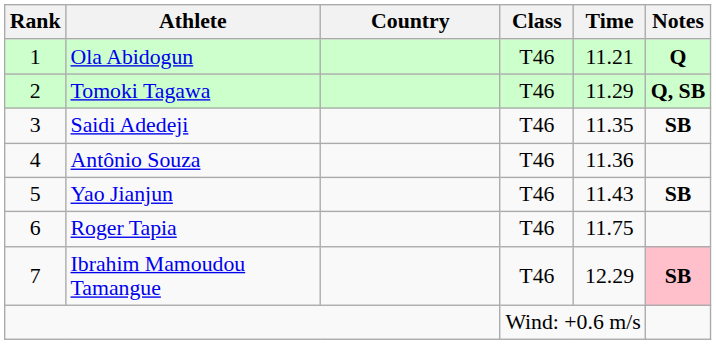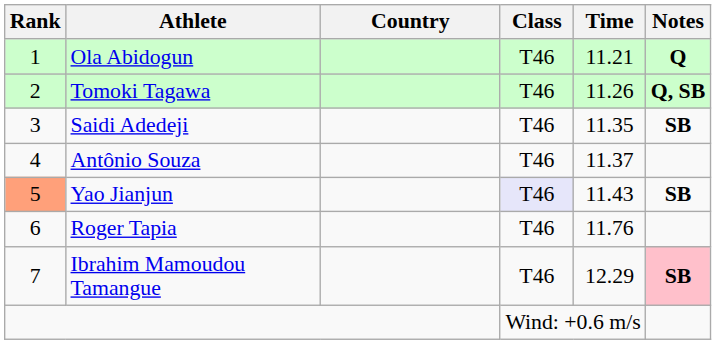(610, 90) 11.29 -> (610, 90) 11.26
(610, 159) 11.36 -> (610, 159) 11.37
(35, 194) no background -> (35, 194) lightsalmon background
(537, 194) no background -> (537, 194) lavender background
(610, 228) 11.75 -> (610, 228) 11.76
